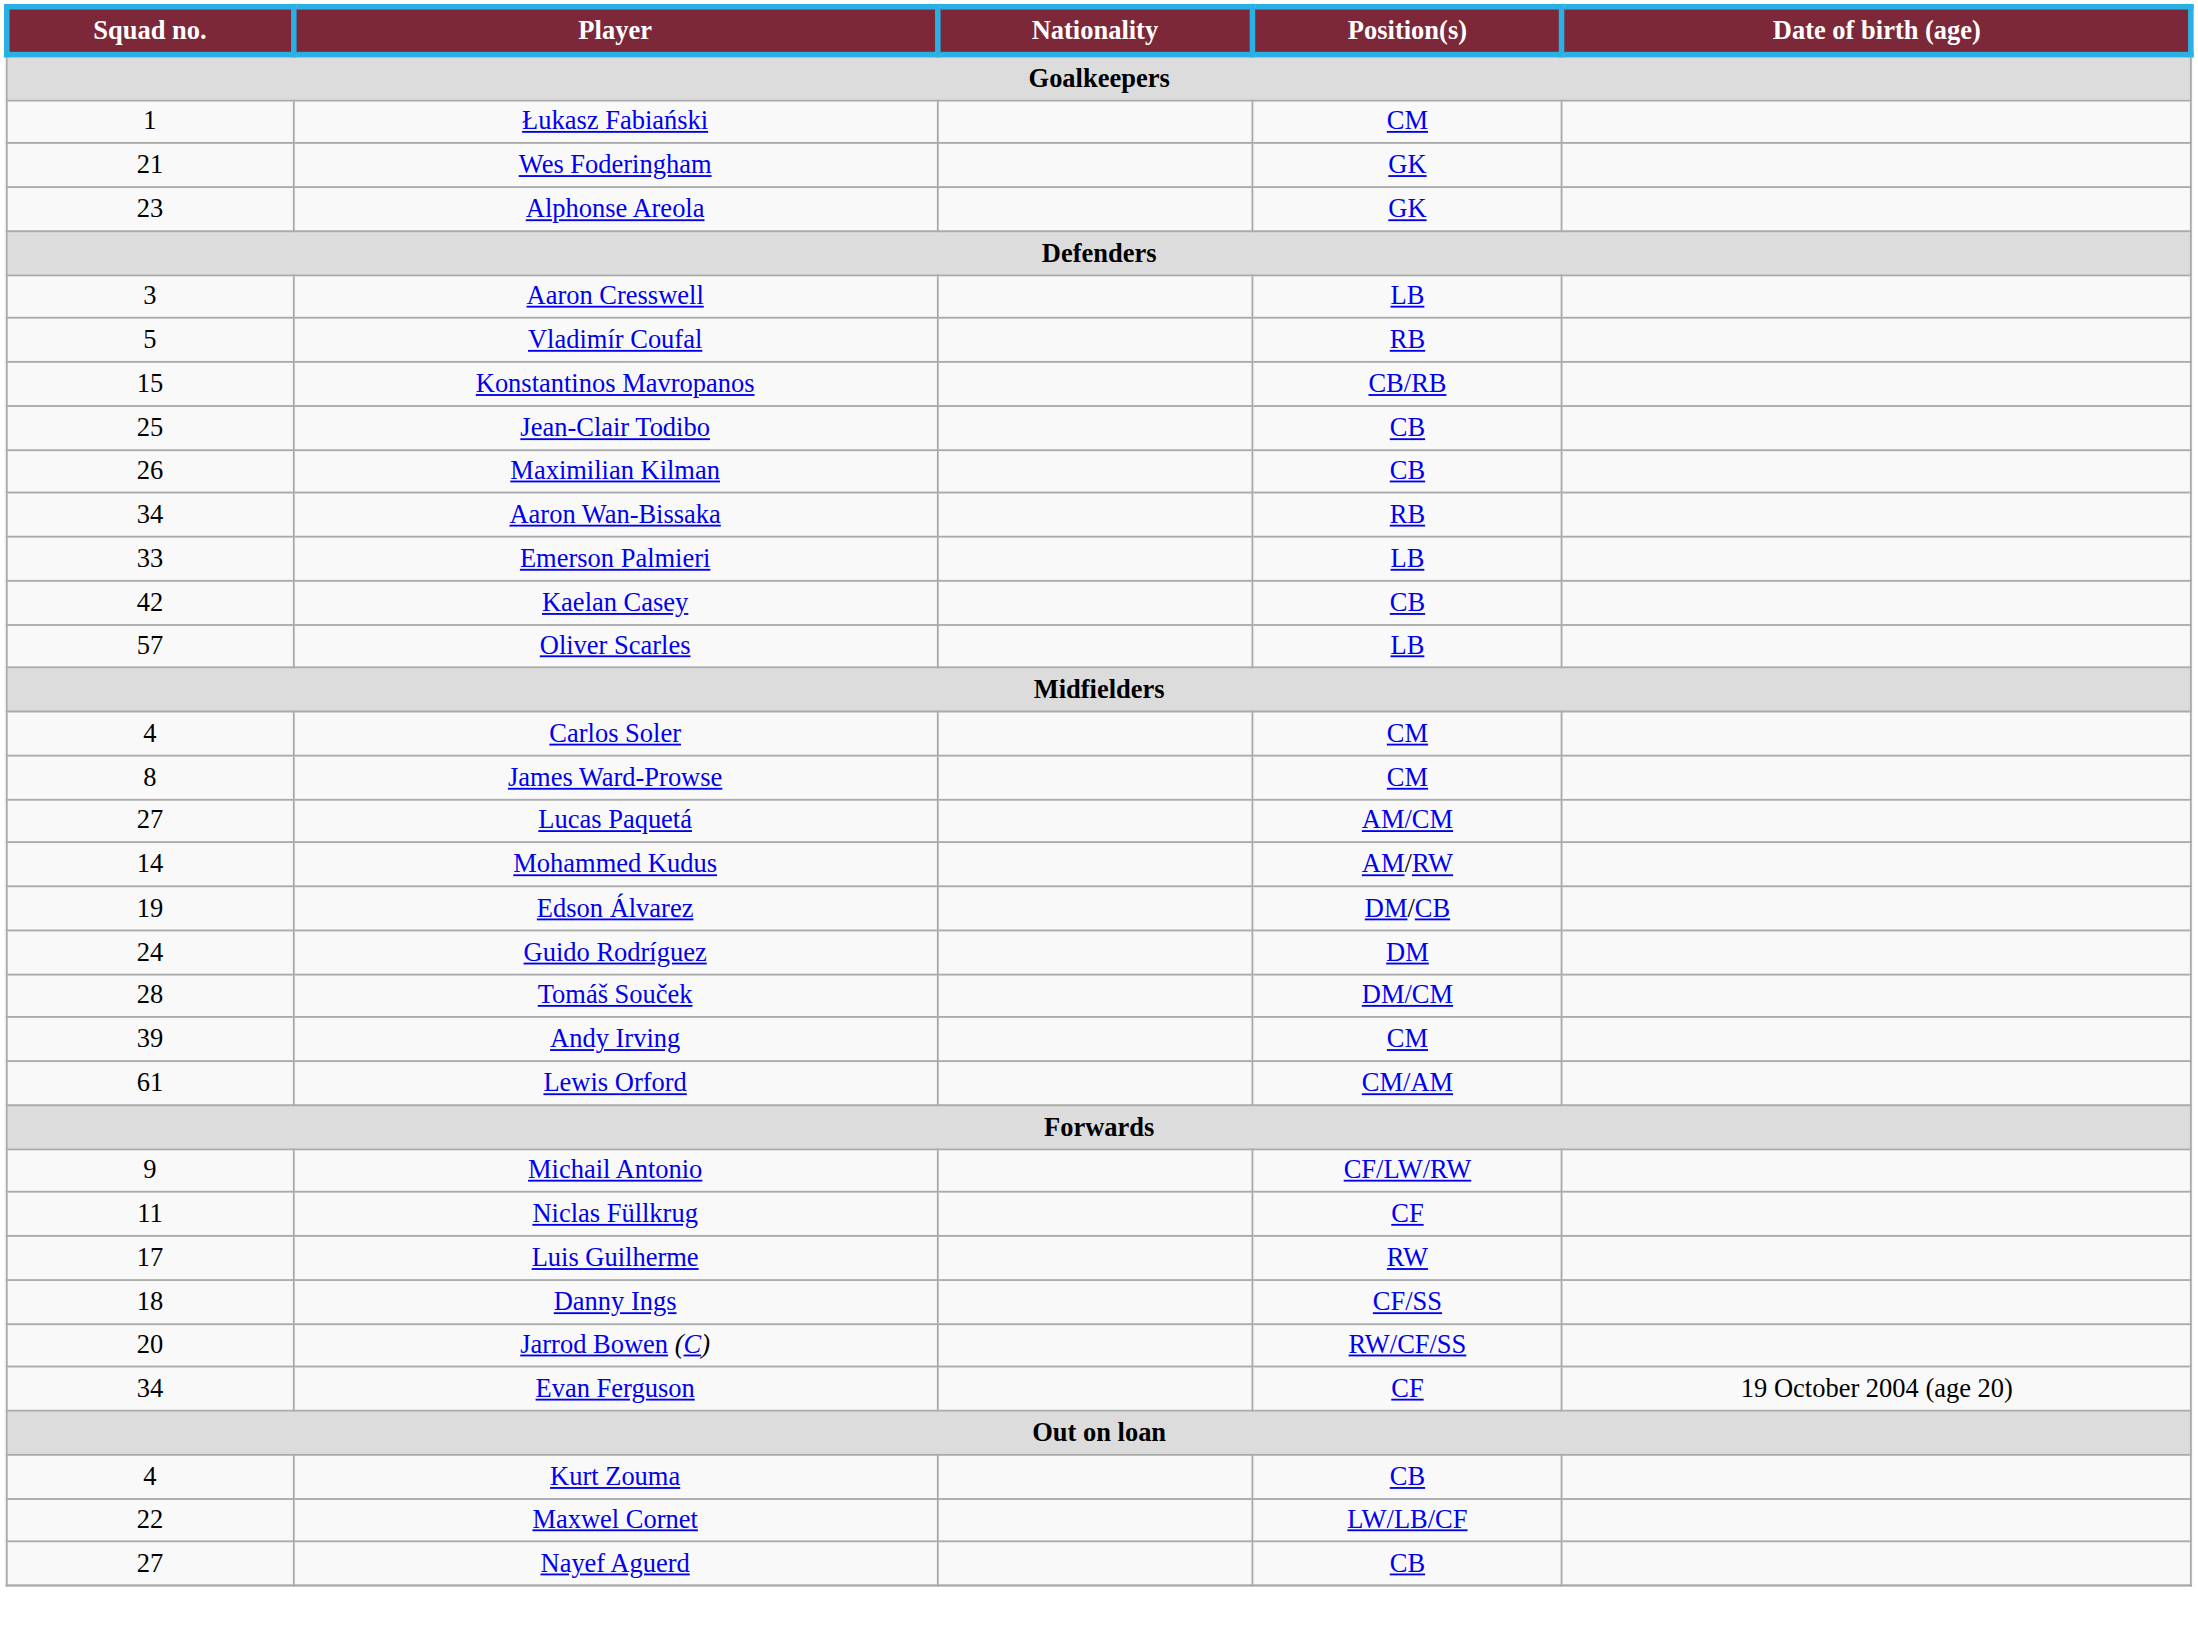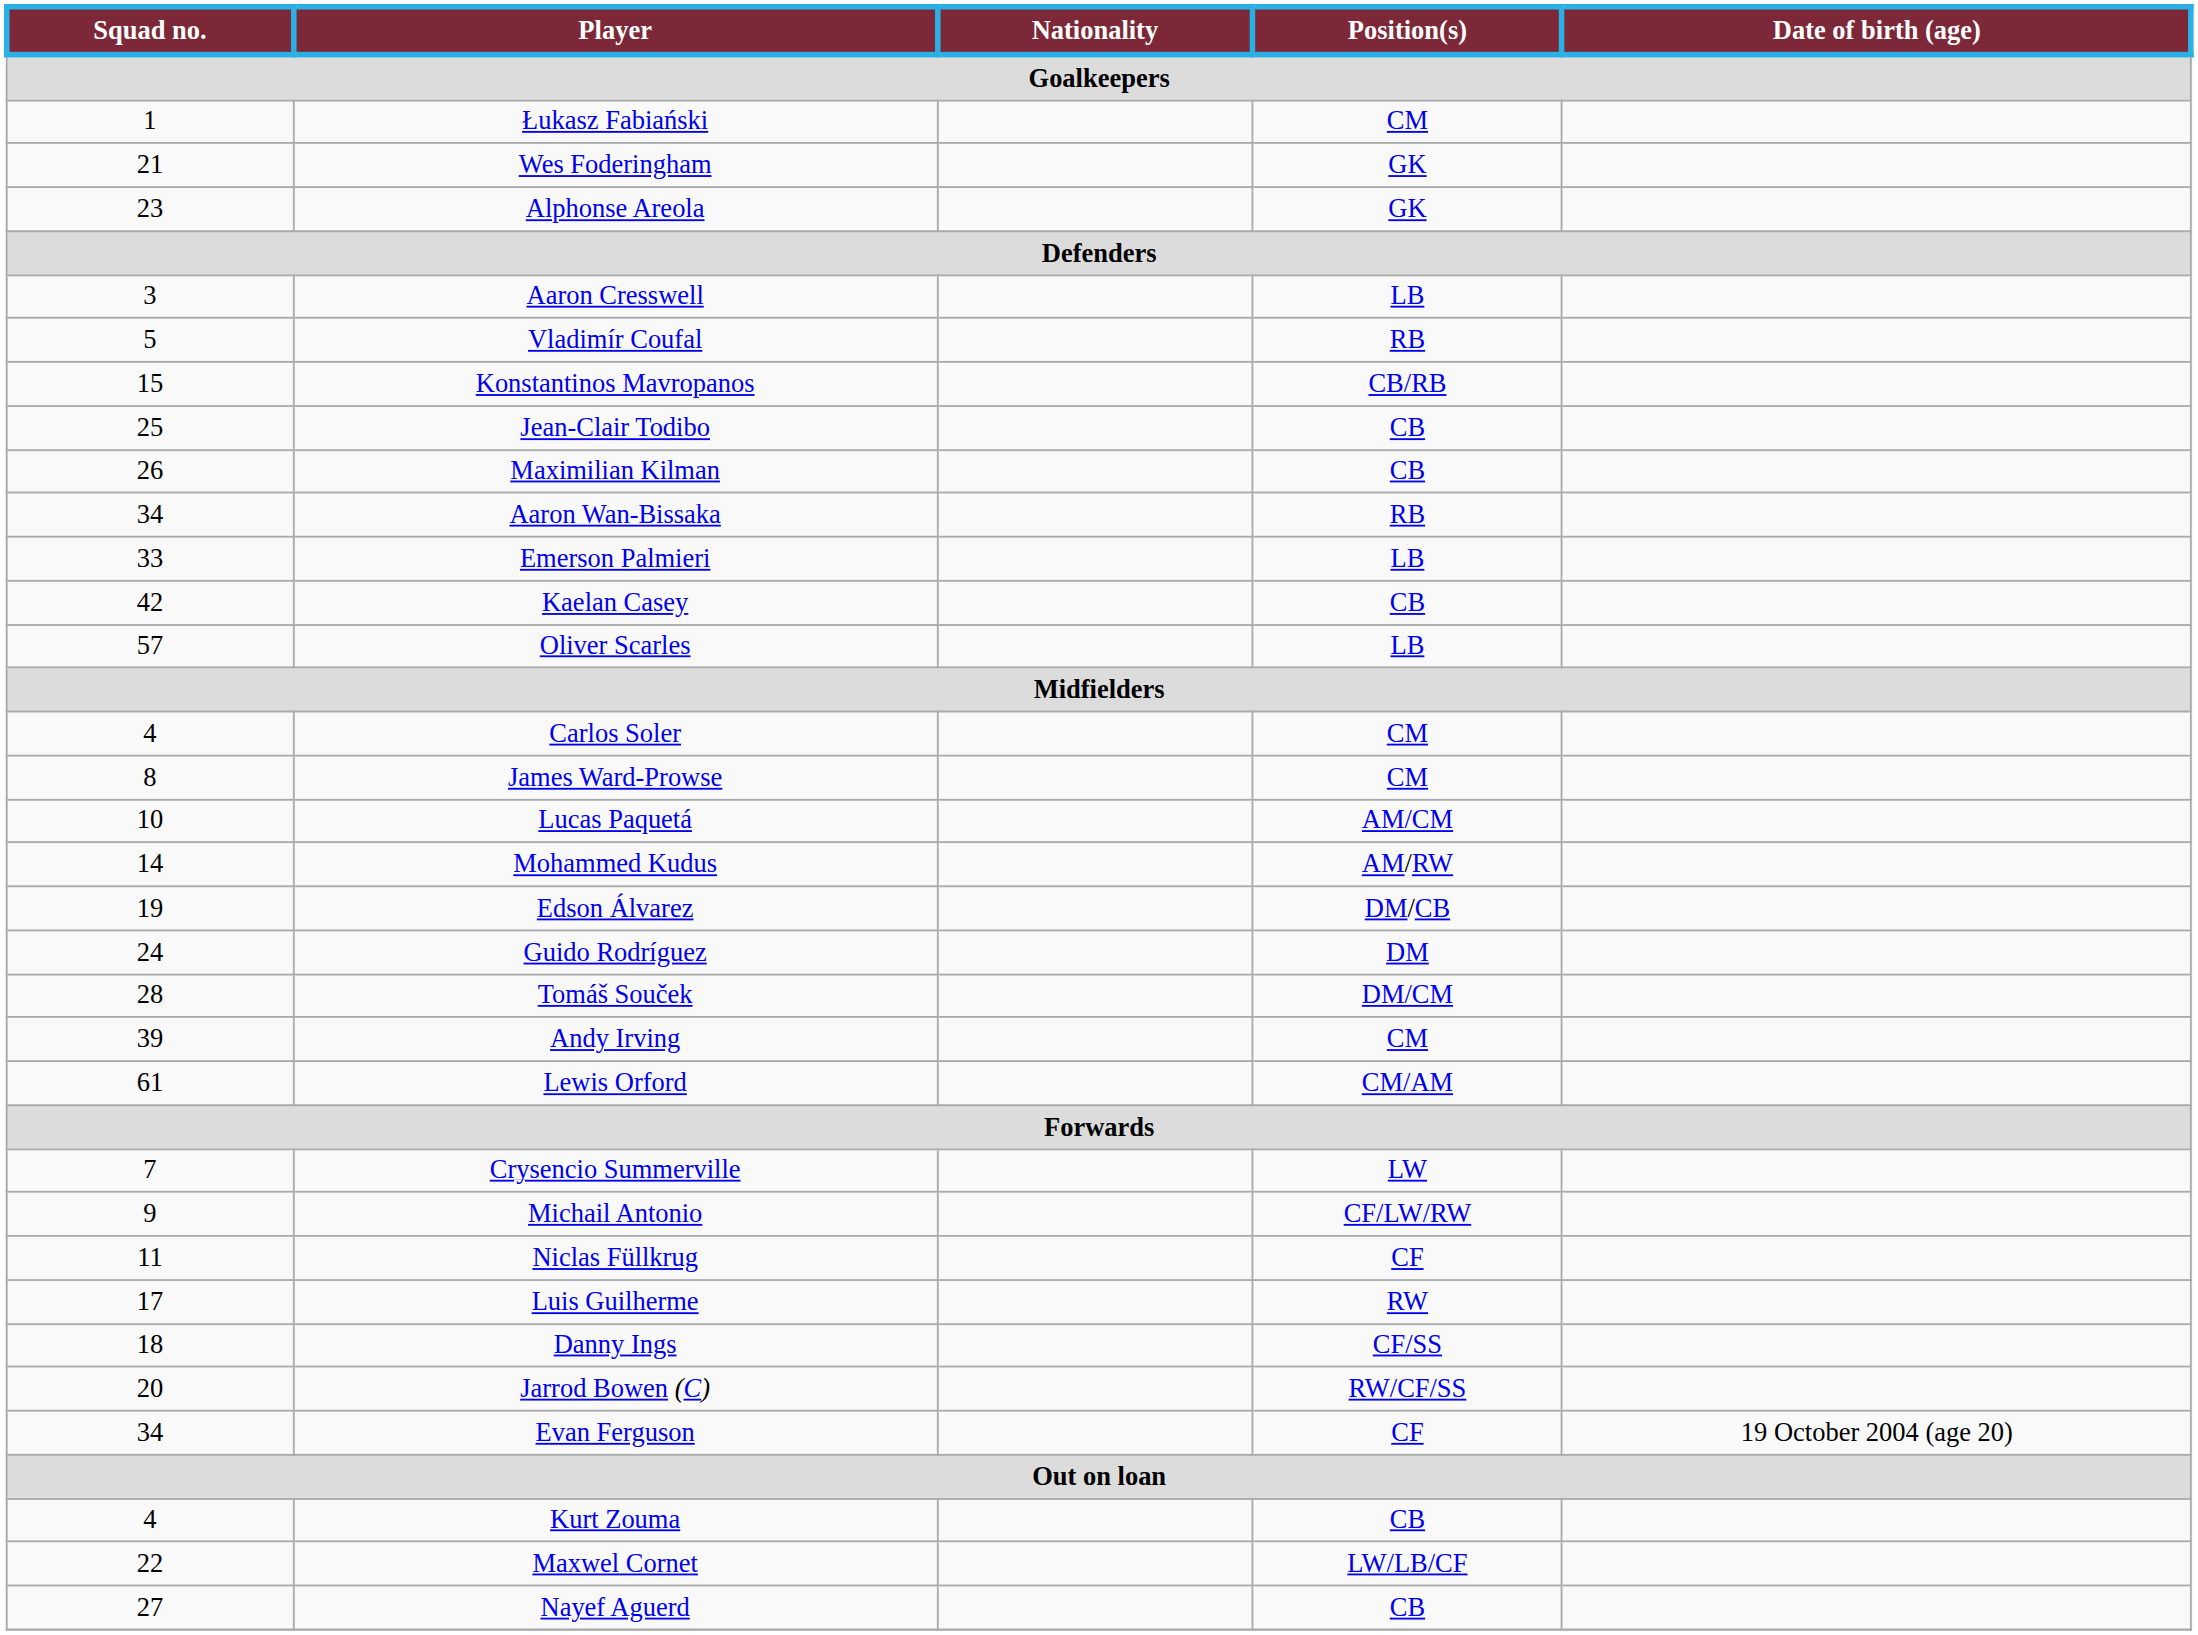(150, 820) 27 -> (150, 820) 10
+ row: (615, 1170)
